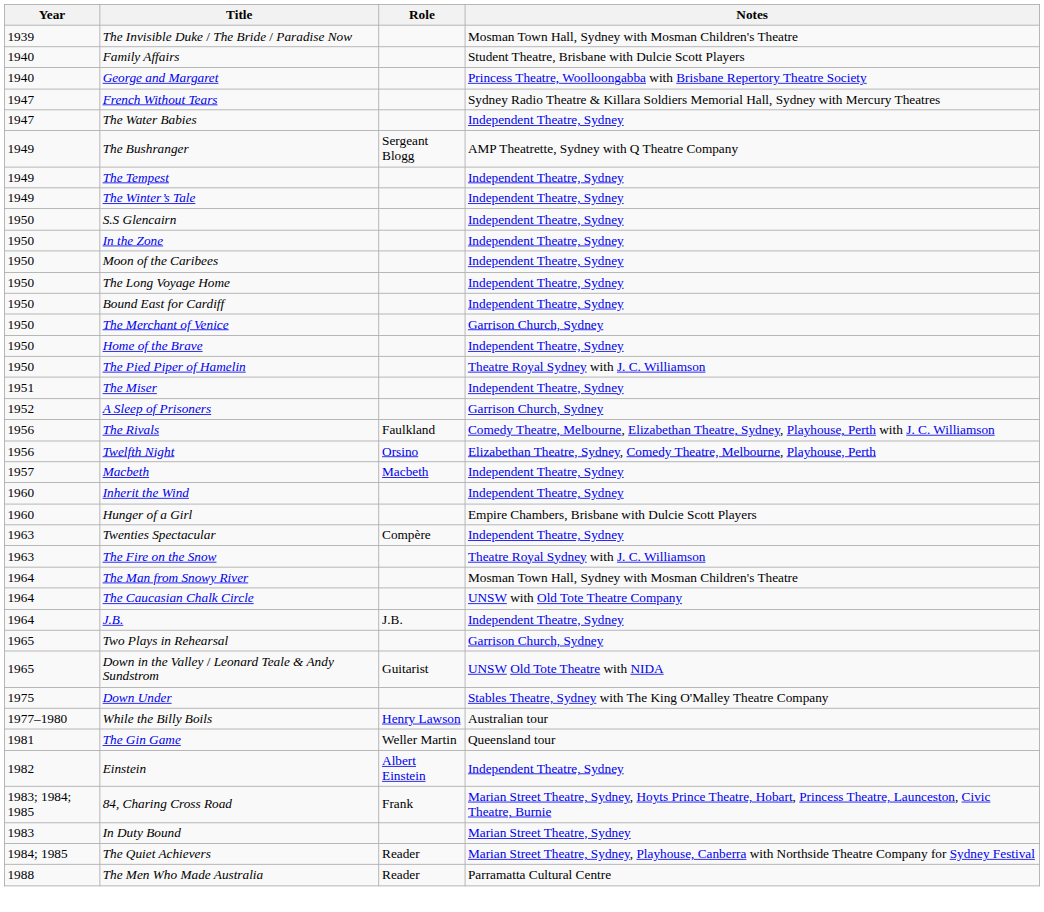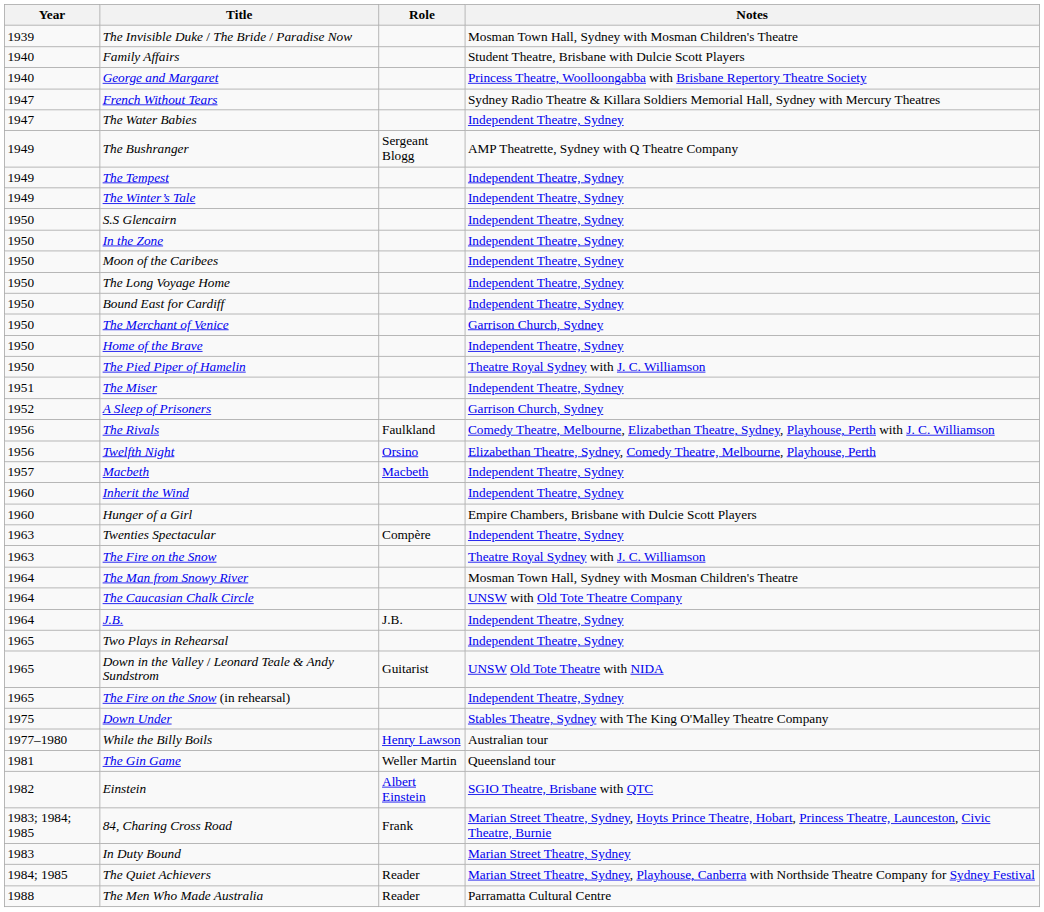(536, 640) Garrison Church, Sydney -> (546, 640) Independent Theatre, Sydney
+ row: (196, 697)
(546, 768) Independent Theatre, Sydney -> (561, 789) SGIO Theatre, Brisbane with QTC
